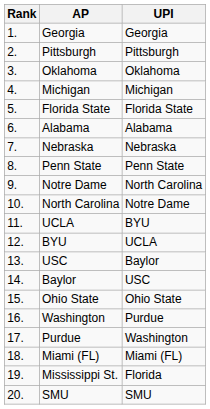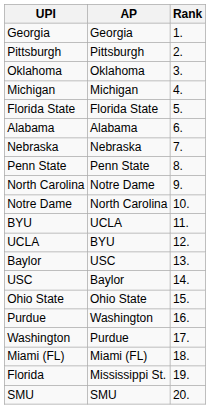columns swapped: (22, 14) <-> (164, 14)
